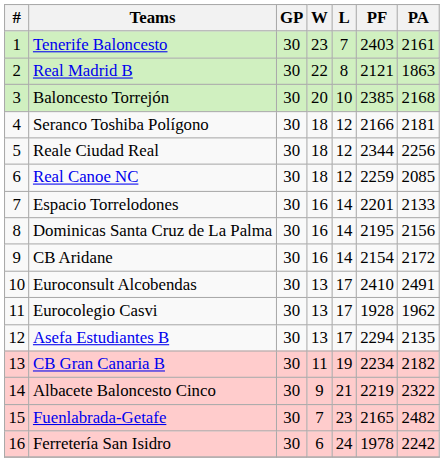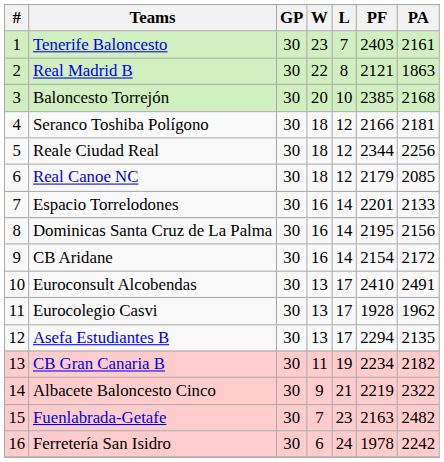(377, 177) 2259 -> (377, 177) 2179
(377, 417) 2165 -> (377, 417) 2163
